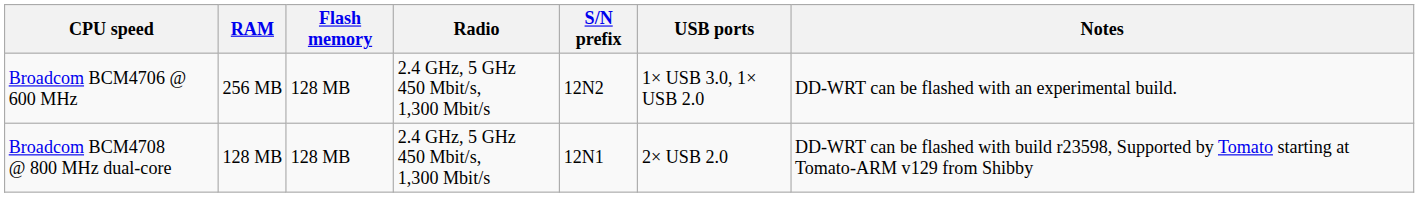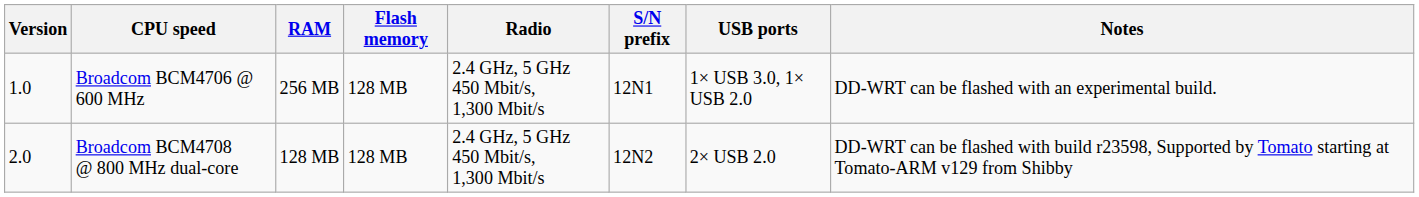+ column: (38, 29)
(584, 88) 12N2 -> (633, 88) 12N1
(584, 157) 12N1 -> (633, 157) 12N2
